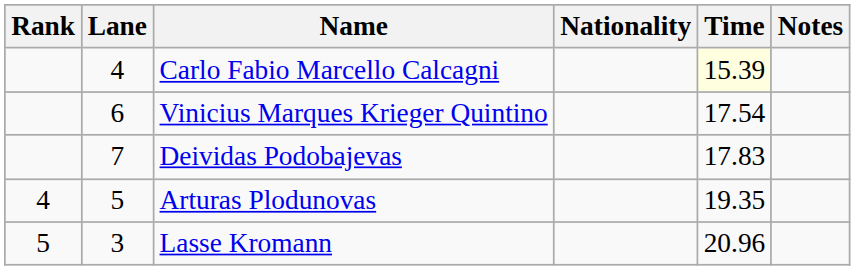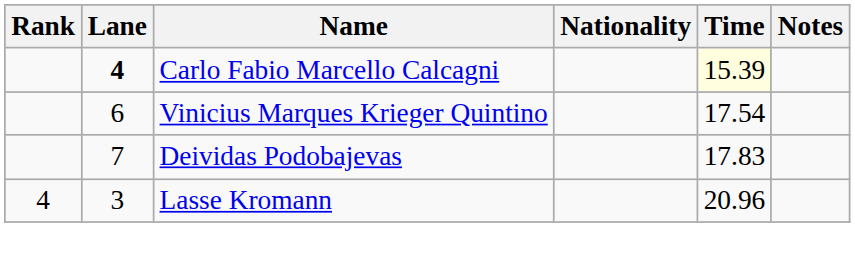(117, 69) normal -> (117, 69) bold
- row: (268, 199)
(43, 243) 5 -> (43, 199) 4
